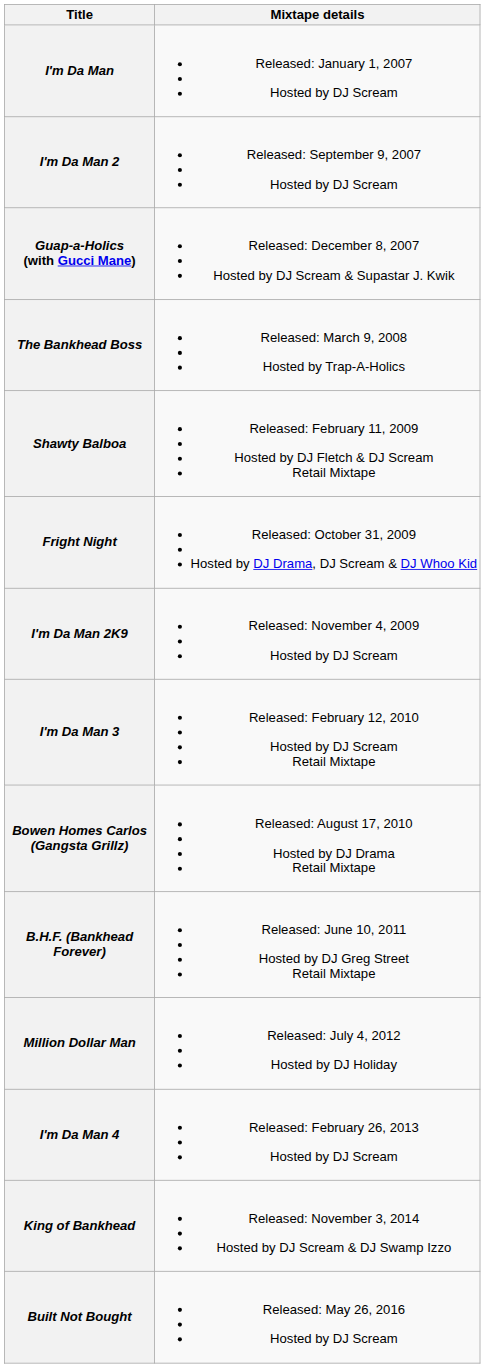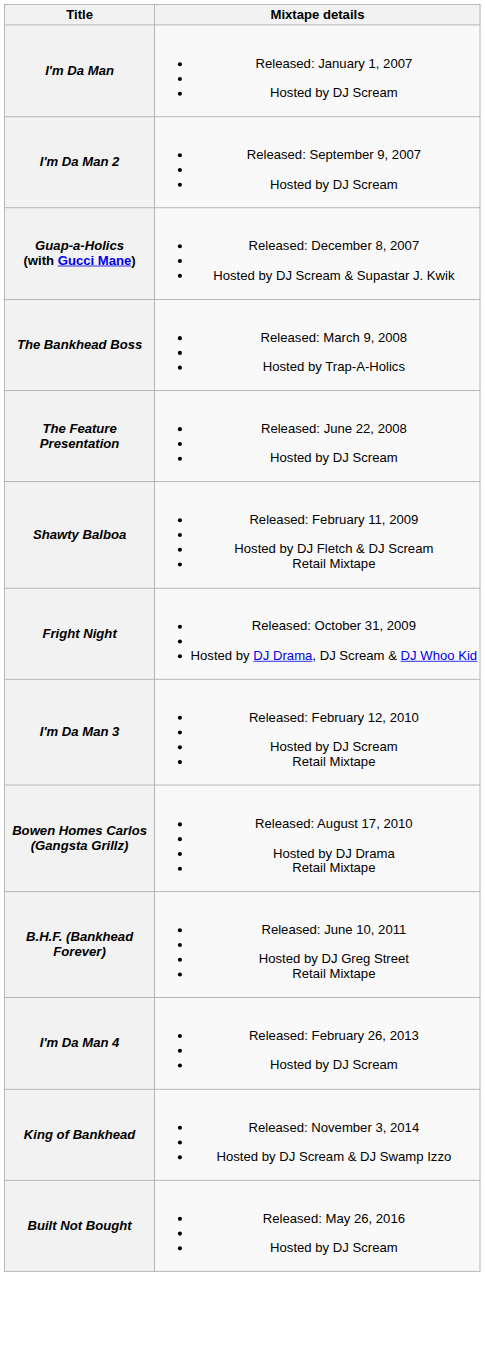+ row: (80, 436)
- row: (80, 633)
- row: (80, 1043)
